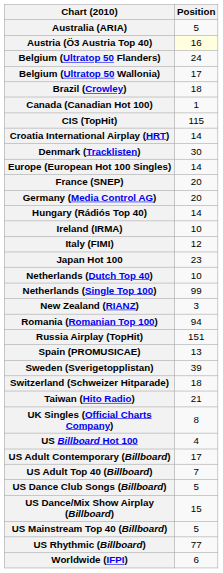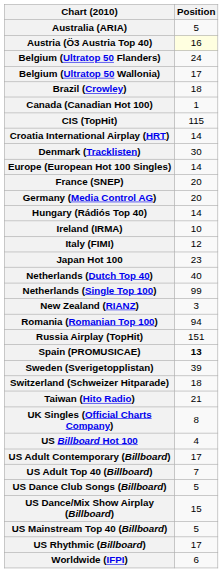(196, 275) 10 -> (196, 275) 40
(196, 352) normal -> (196, 352) bold
(196, 544) 77 -> (196, 544) 17
